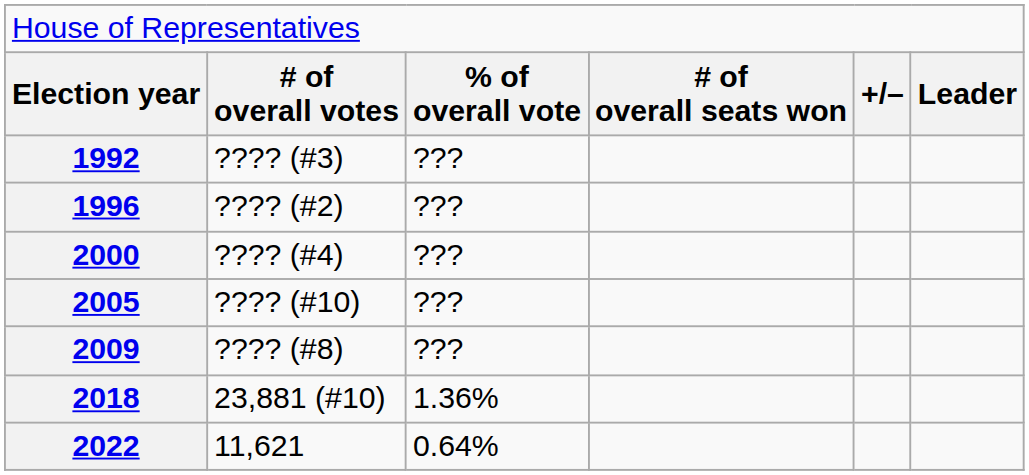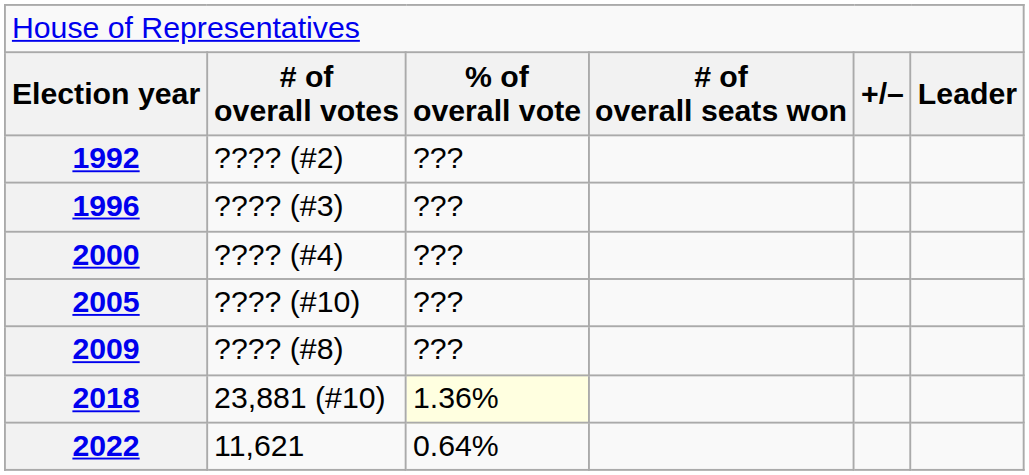(279, 158) ???? (#3) -> (279, 158) ???? (#2)
(279, 206) ???? (#2) -> (279, 206) ???? (#3)
(456, 398) no background -> (456, 398) lightyellow background
